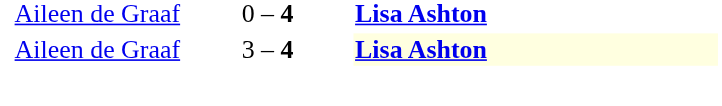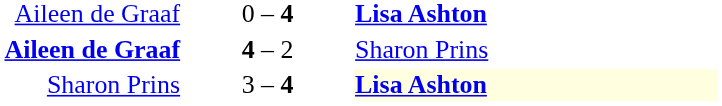+ row: (268, 49)
(97, 49) Aileen de Graaf -> (114, 84) Sharon Prins
